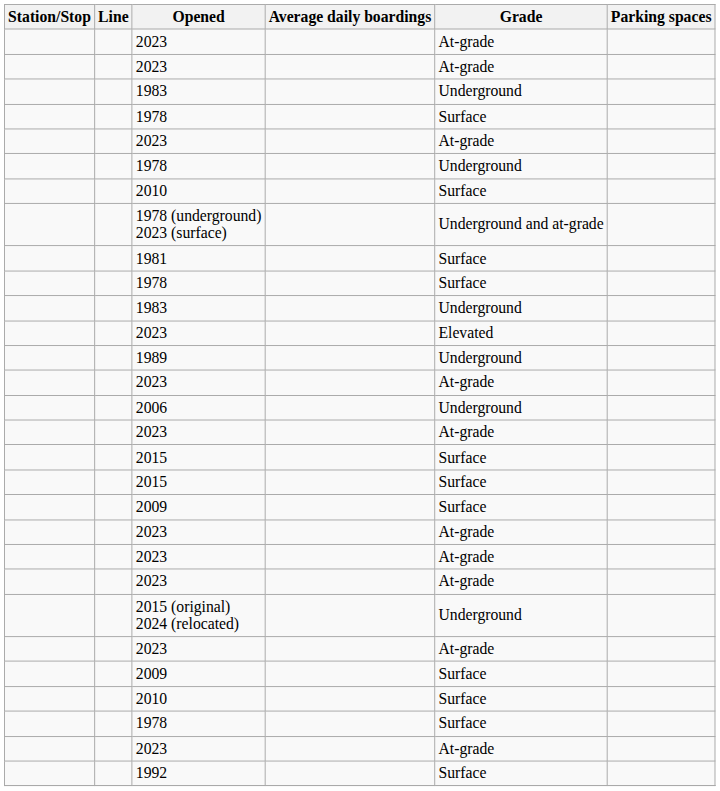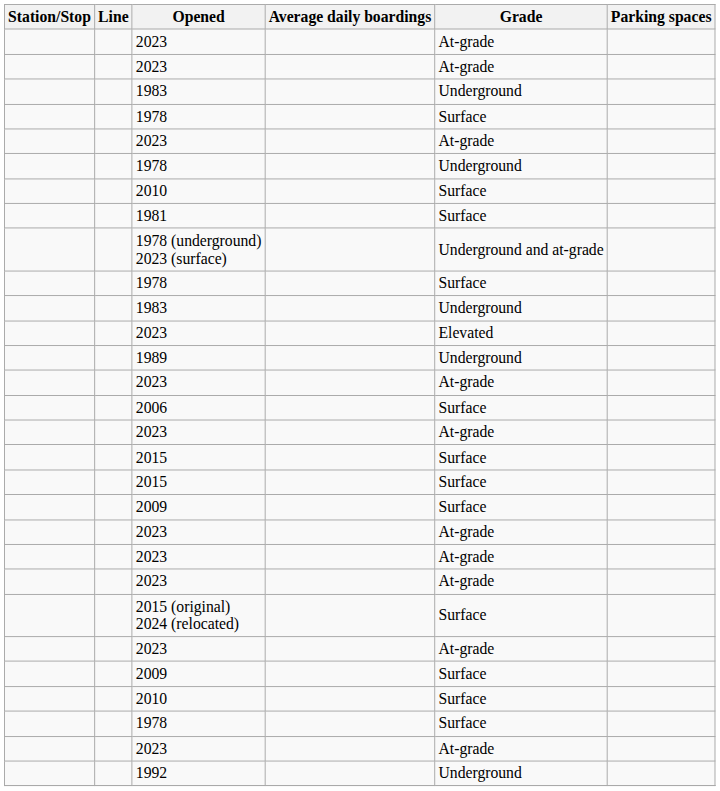rows swapped: (49, 225) <-> (49, 258)
(480, 407) Underground -> (462, 407) Surface
(480, 615) Underground -> (462, 615) Surface
(462, 773) Surface -> (480, 773) Underground
